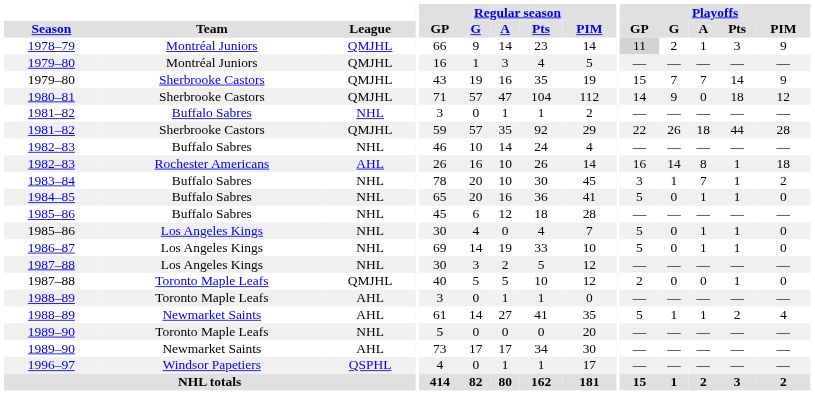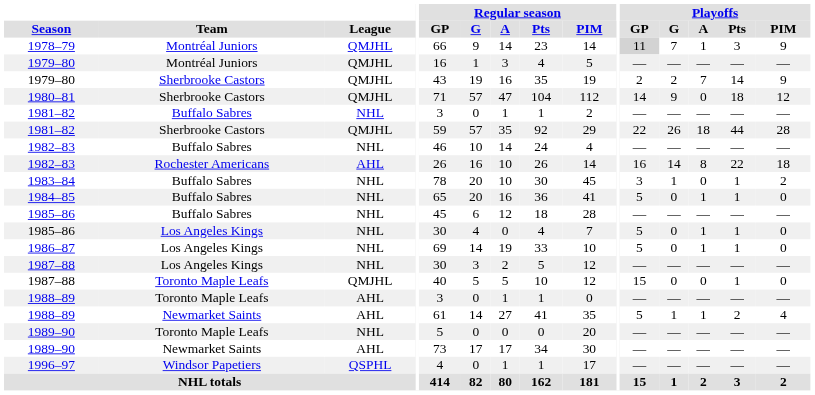(674, 46) 2 -> (674, 46) 7
(639, 79) 15 -> (639, 79) 2
(674, 79) 7 -> (674, 79) 2
(737, 163) 1 -> (737, 163) 22
(703, 180) 7 -> (703, 180) 0
(639, 281) 2 -> (639, 281) 15
